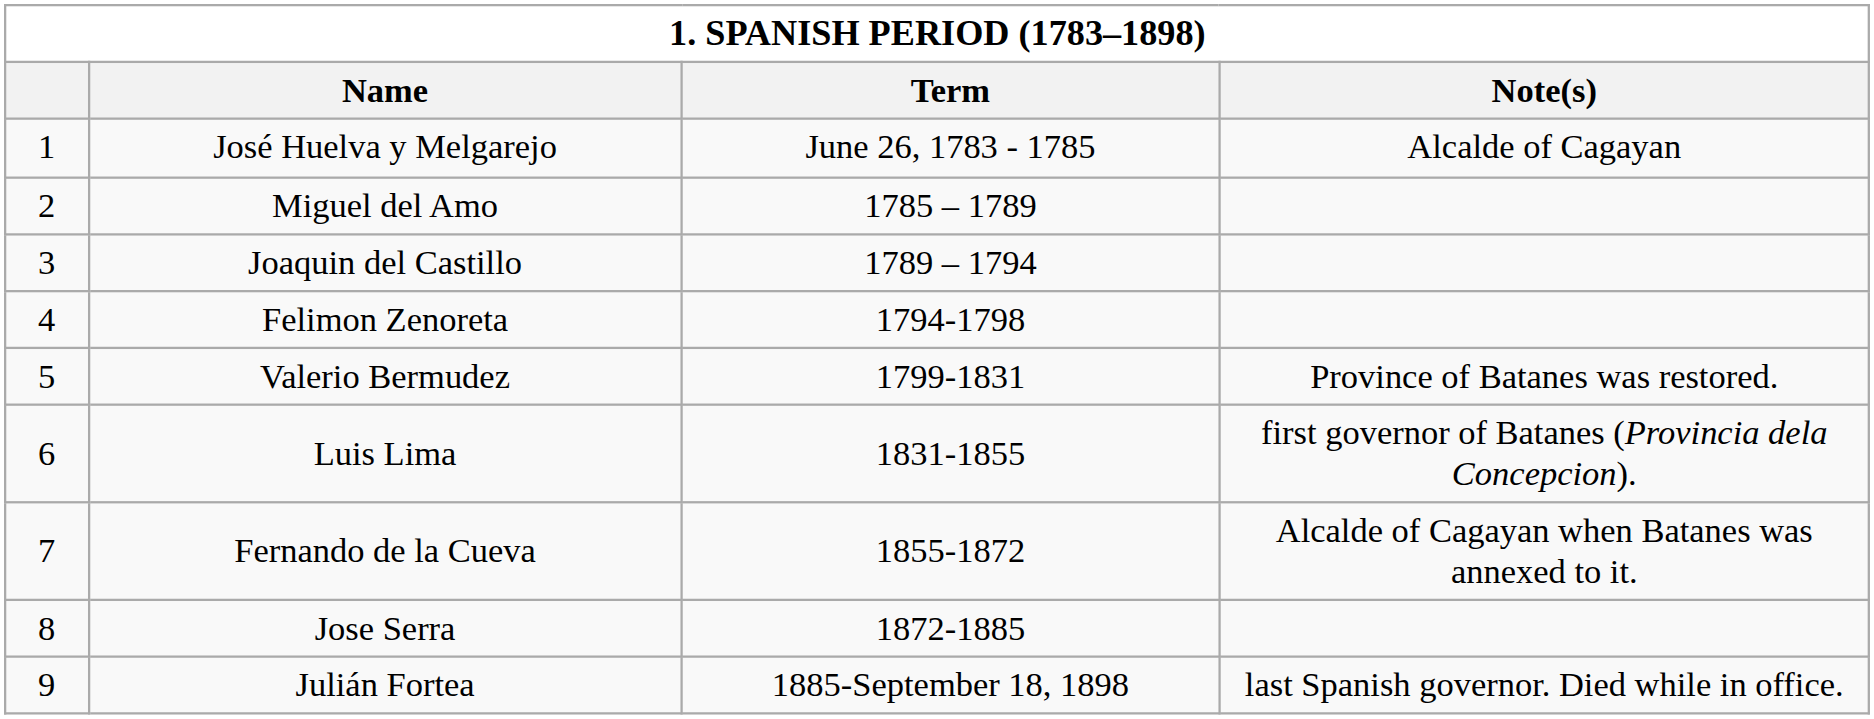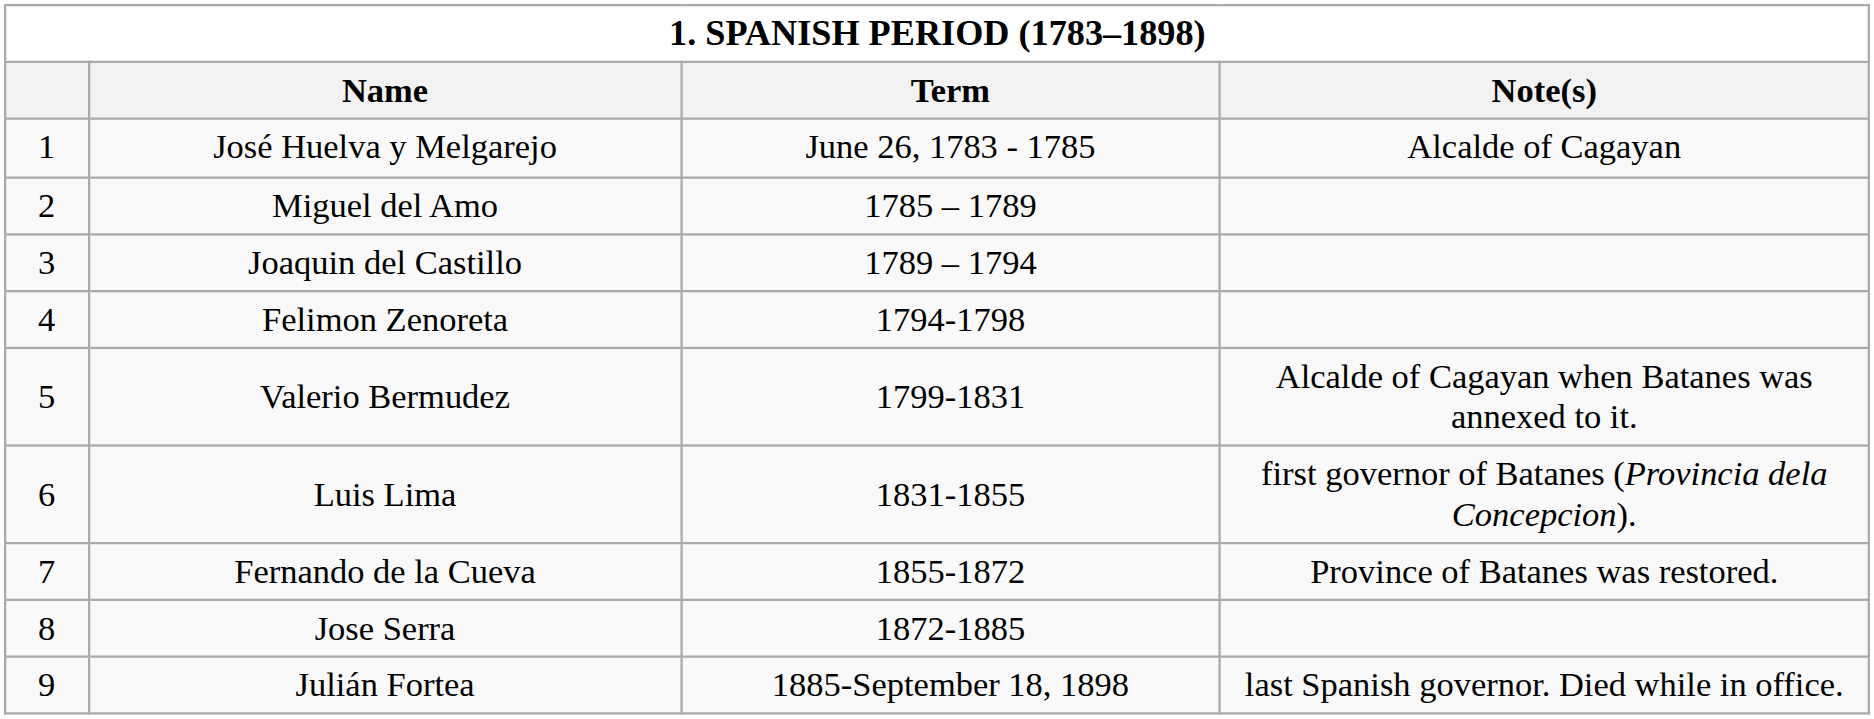(1544, 375) Province of Batanes was restored. -> (1544, 395) Alcalde of Cagayan when Batanes was annexed to it.
(1544, 550) Alcalde of Cagayan when Batanes was annexed to it. -> (1544, 570) Province of Batanes was restored.
